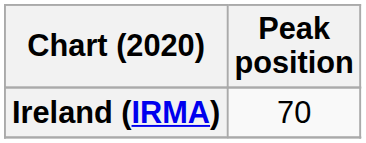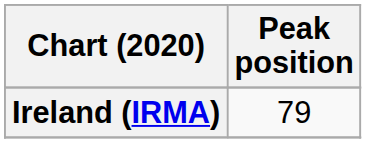(294, 112) 70 -> (294, 112) 79
